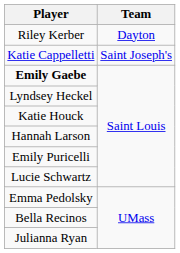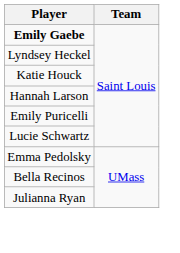- row: (51, 34)
- row: (51, 55)
